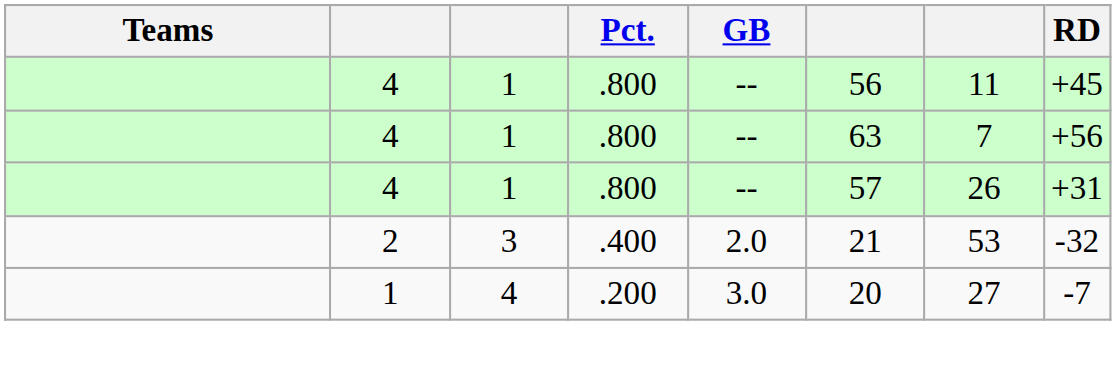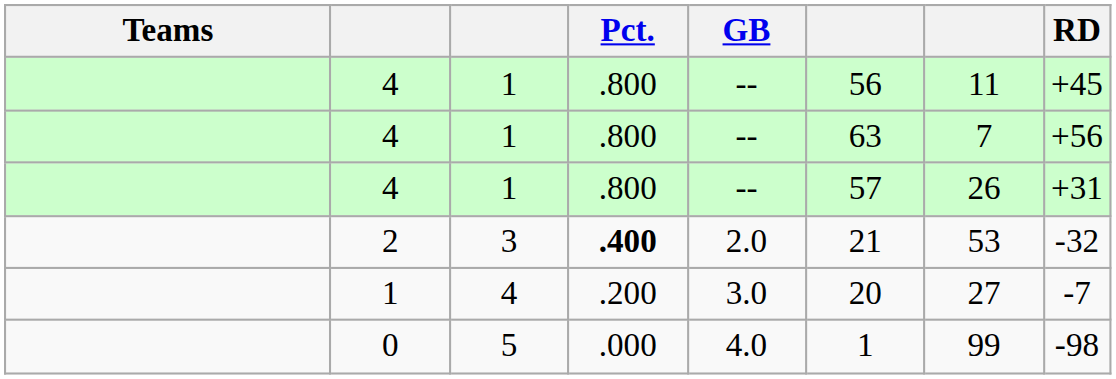(628, 240) normal -> (628, 240) bold
+ row: (390, 345)
